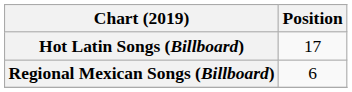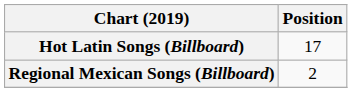(313, 73) 6 -> (313, 73) 2
